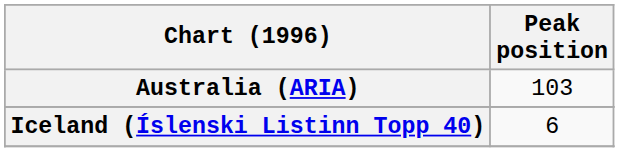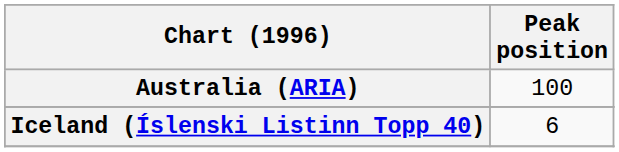(552, 89) 103 -> (552, 89) 100
